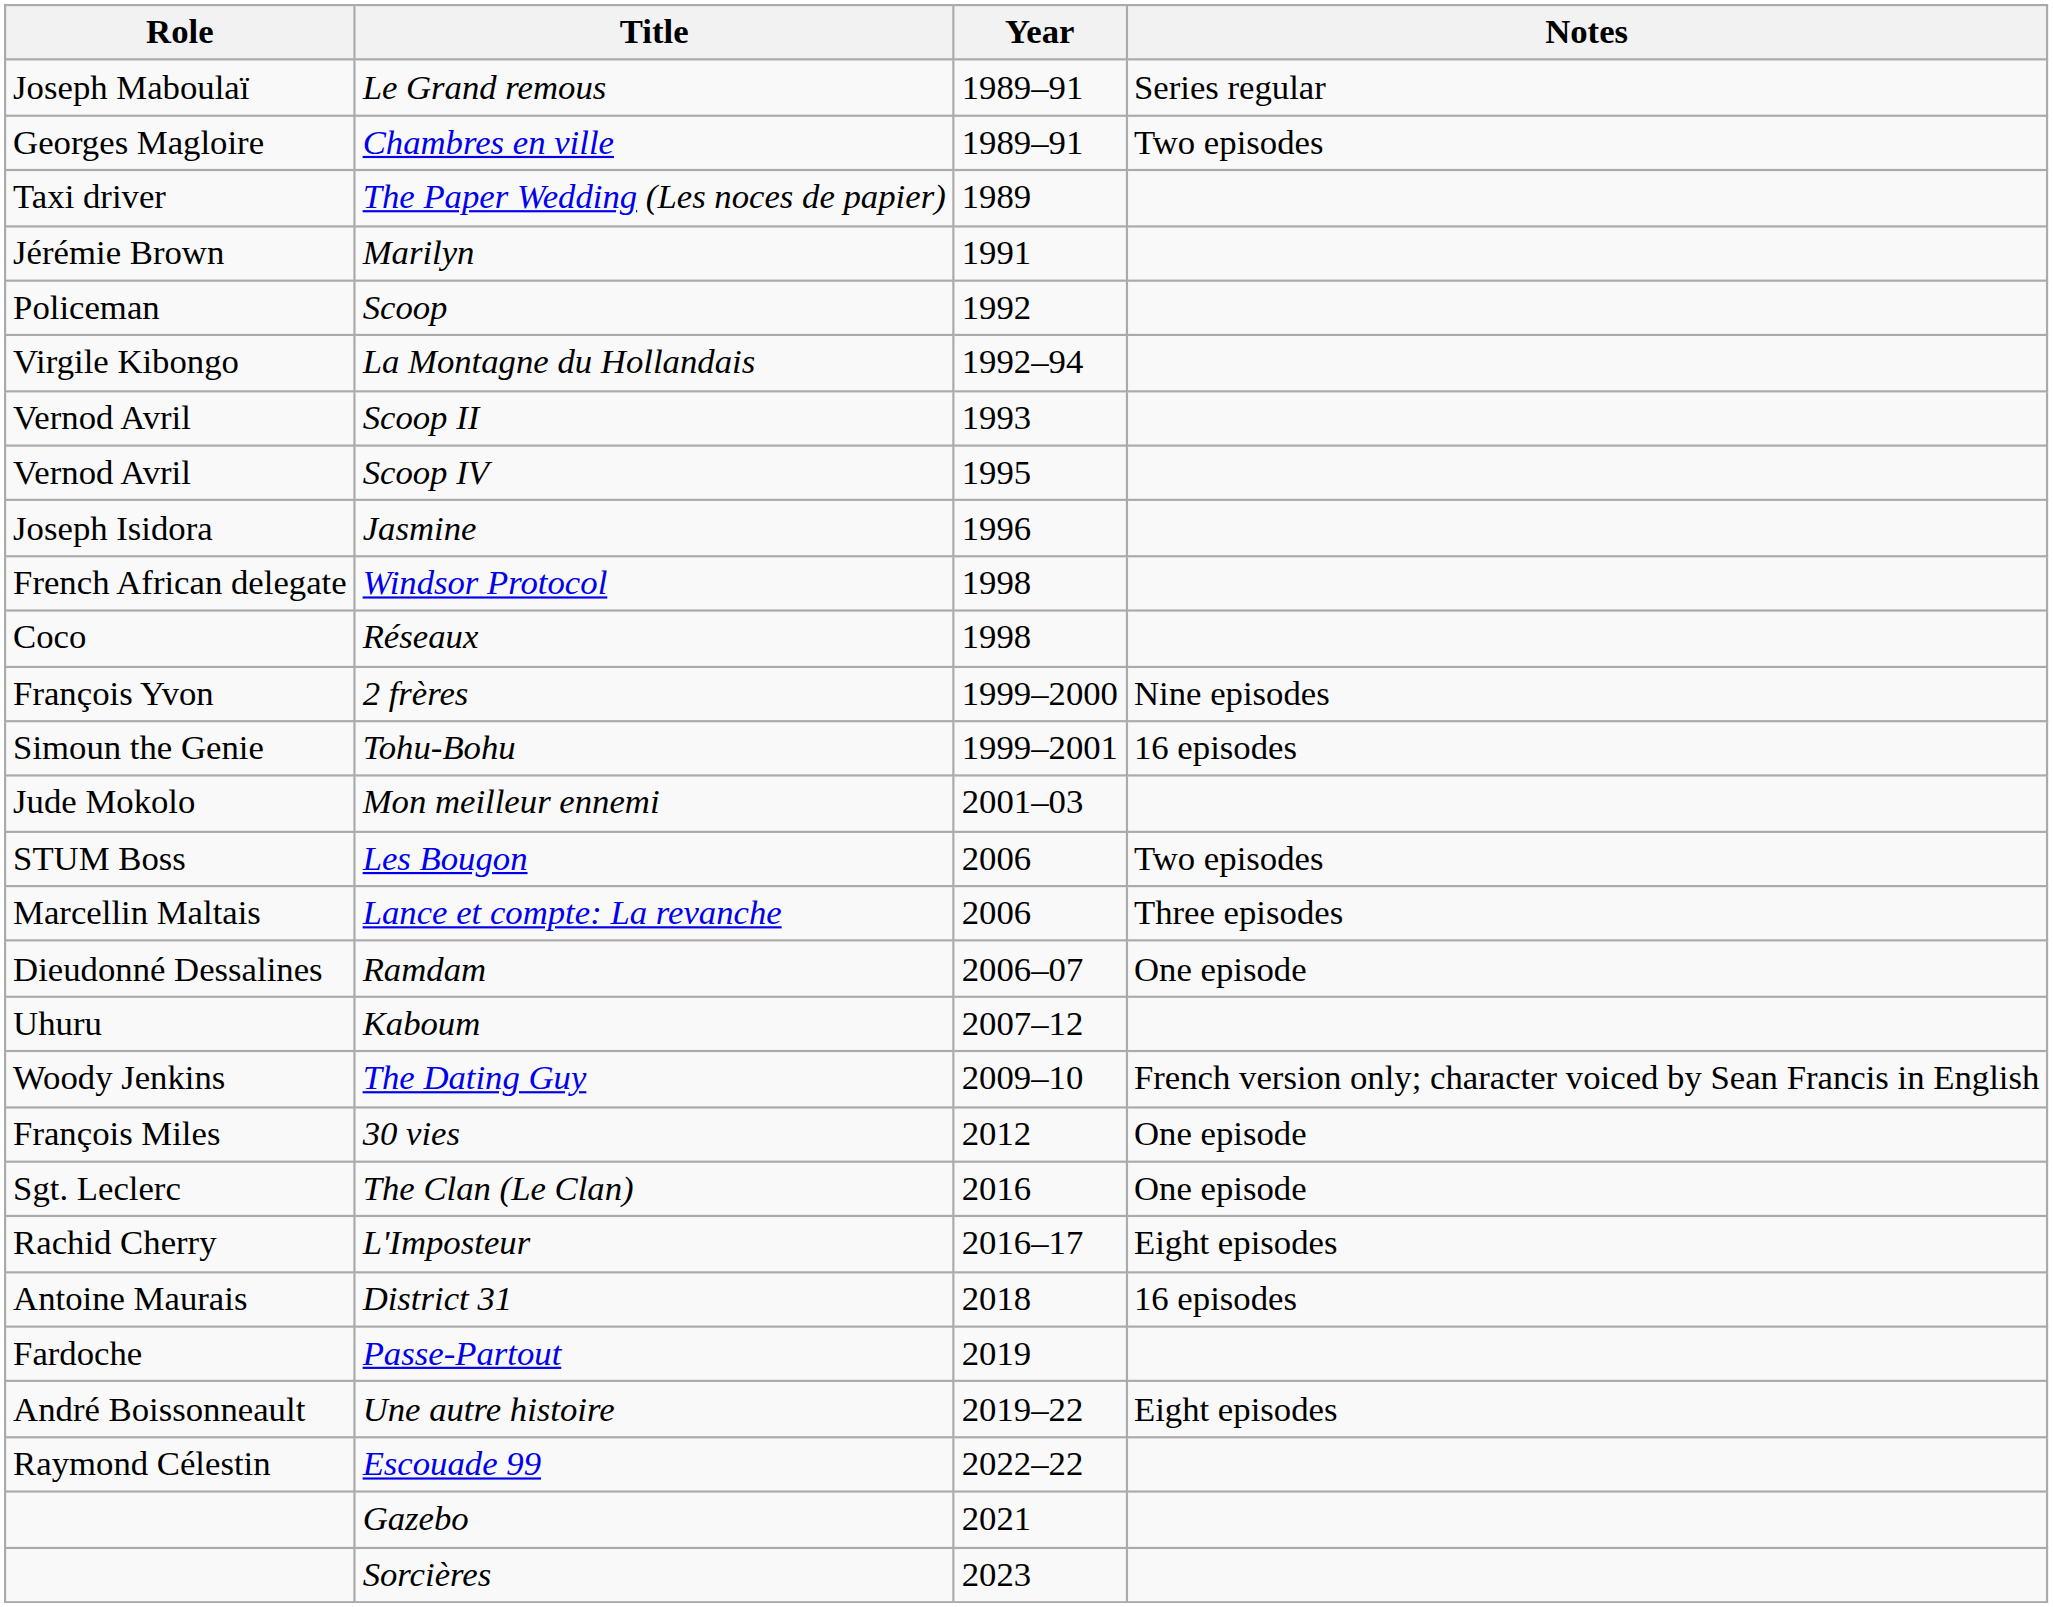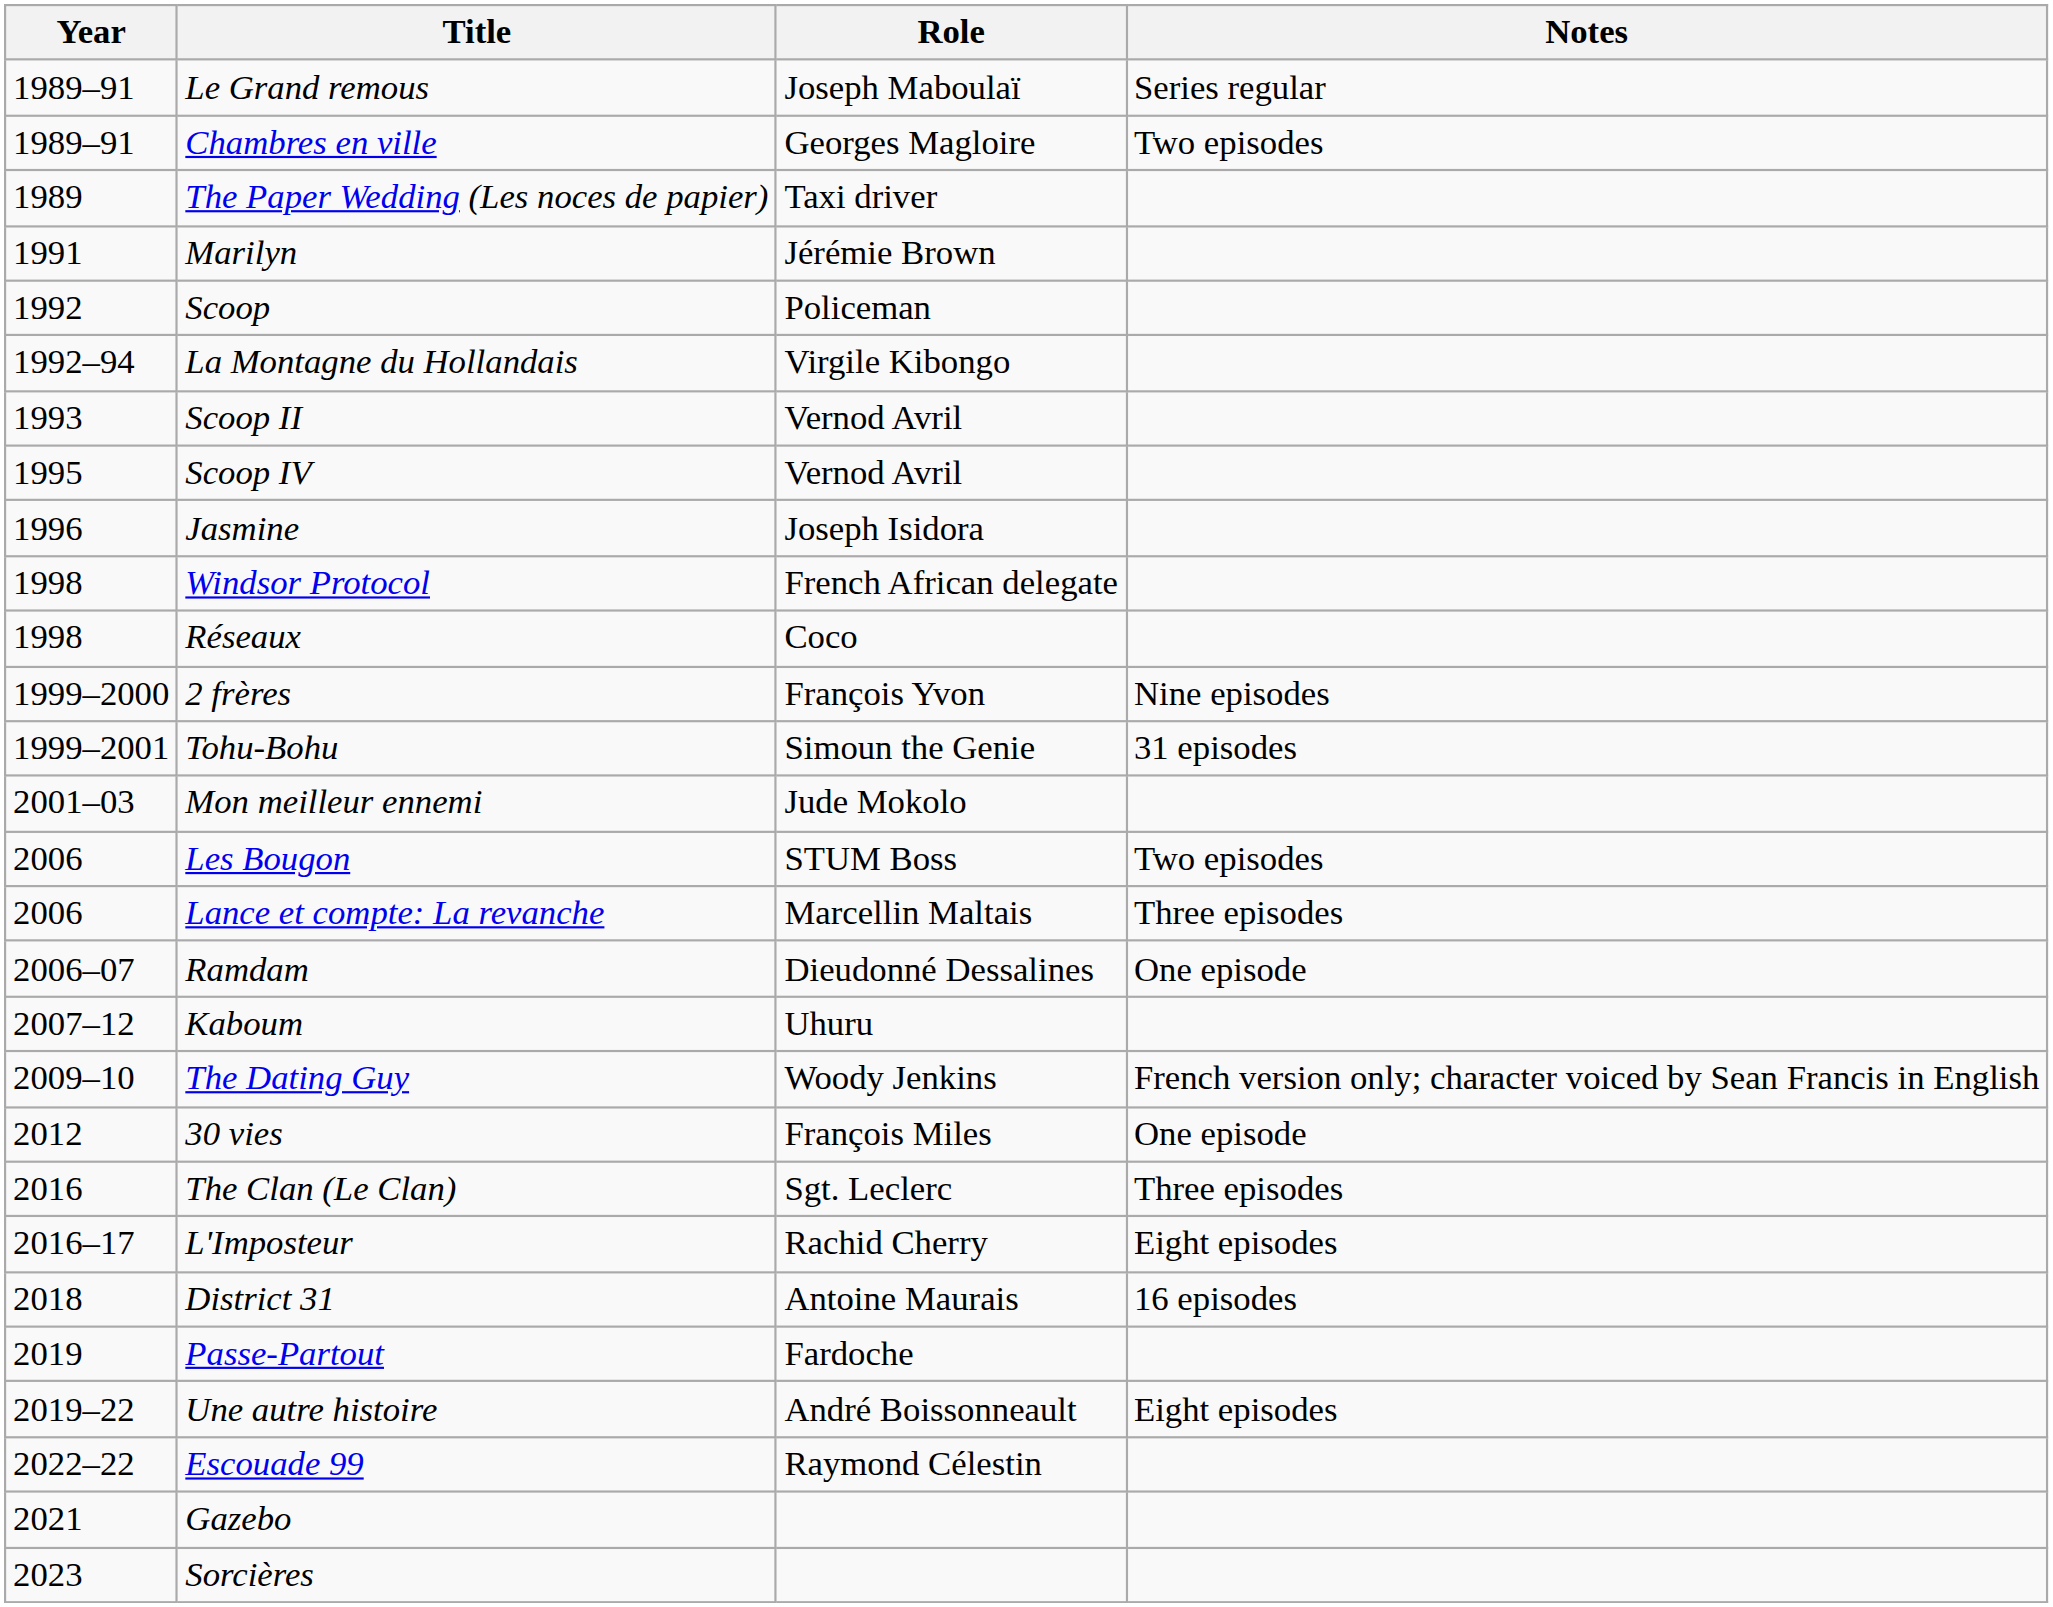columns swapped: (1040, 32) <-> (180, 32)
(1215, 747) 16 episodes -> (1215, 747) 31 episodes
(1220, 1188) One episode -> (1239, 1188) Three episodes
